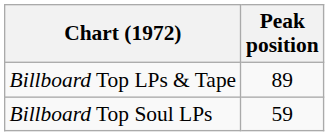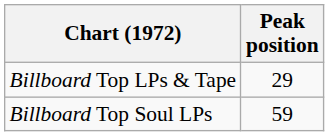(282, 79) 89 -> (282, 79) 29
